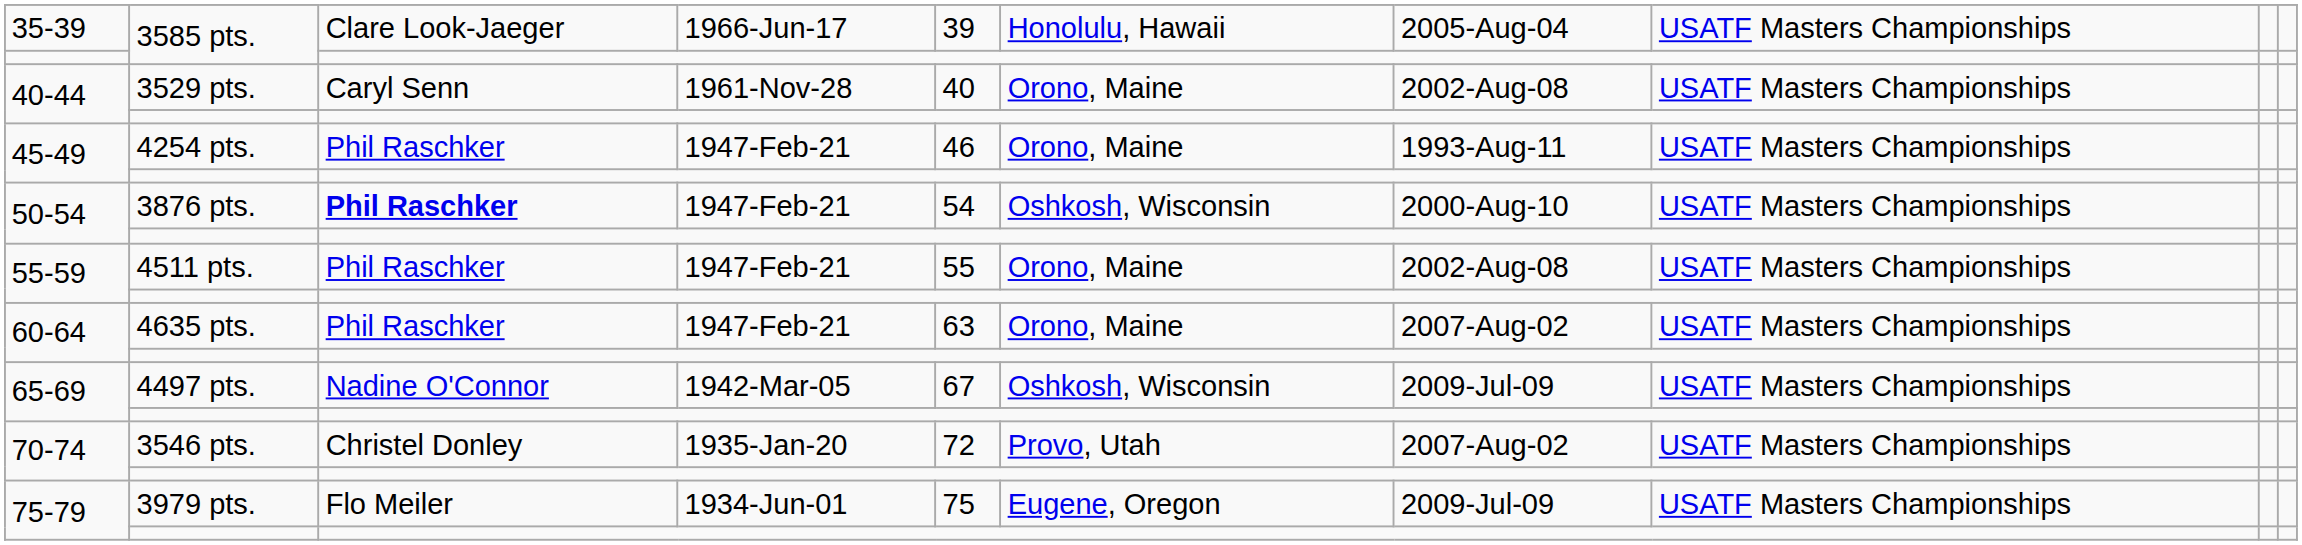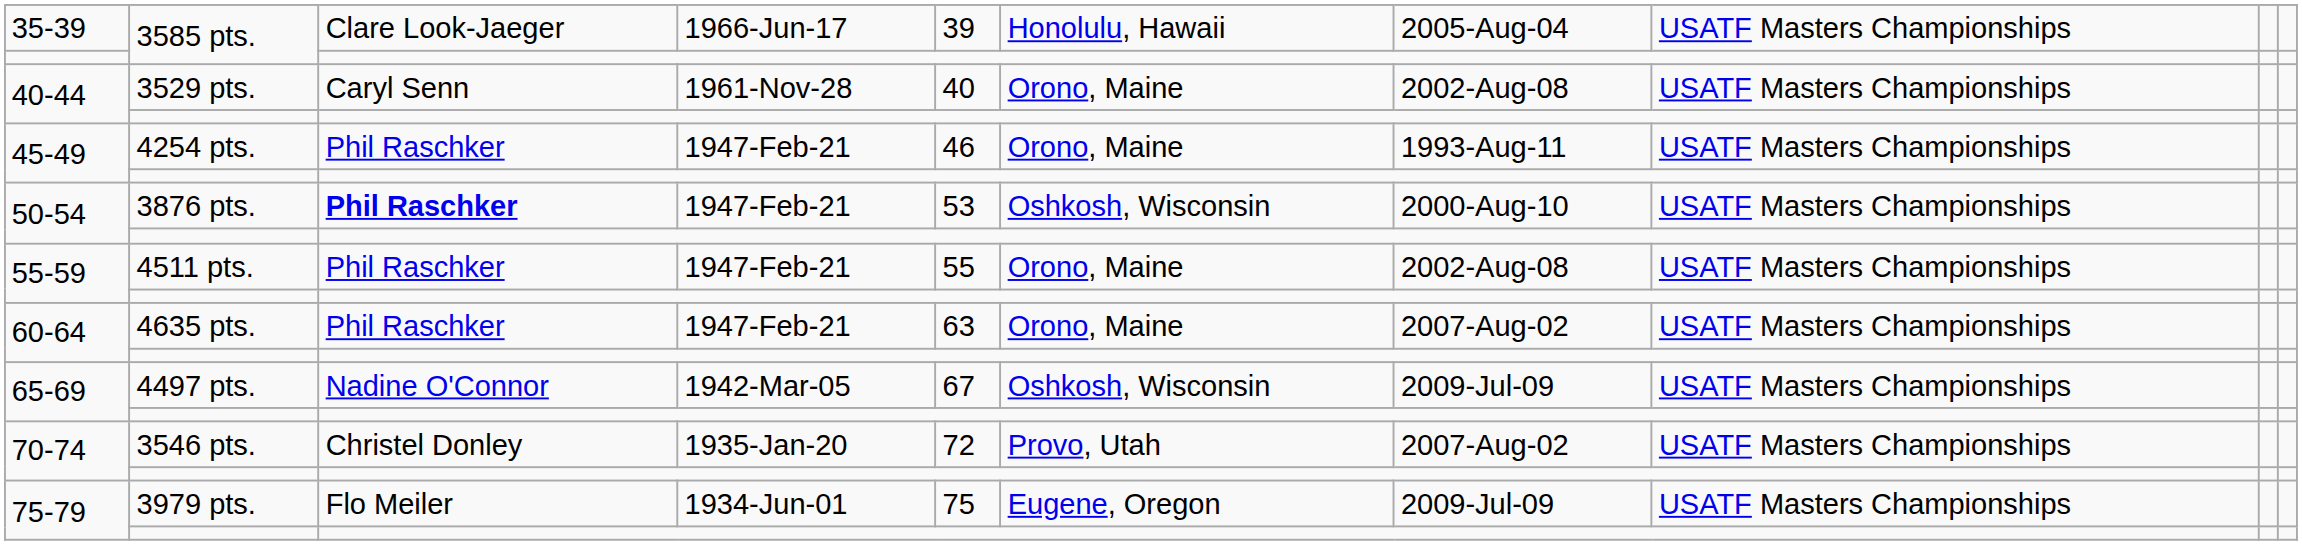(959, 206) 54 -> (959, 206) 53
